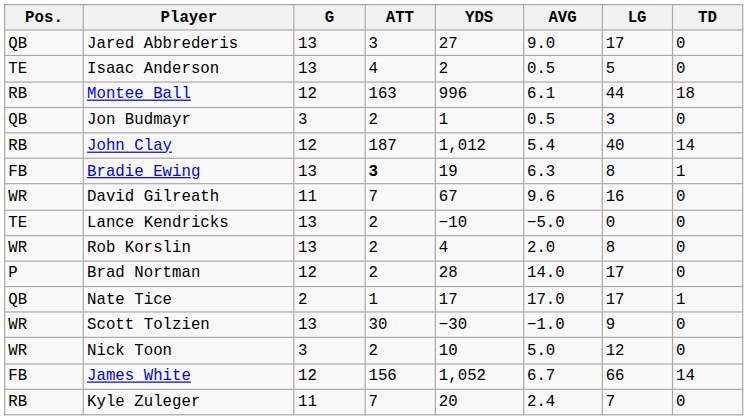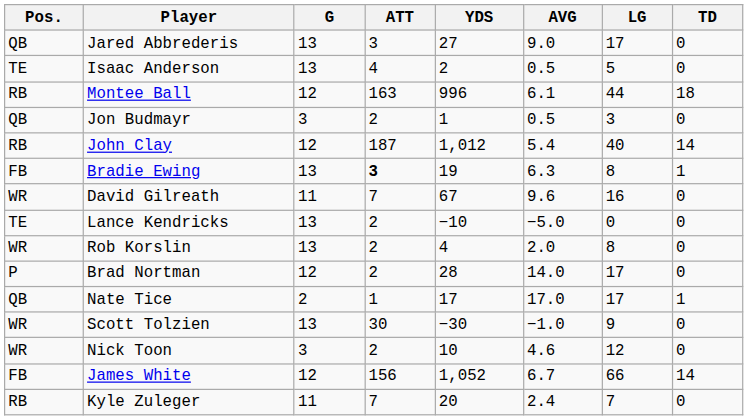(541, 351) 5.0 -> (541, 351) 4.6
